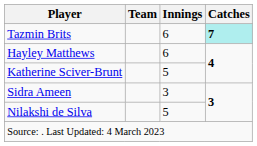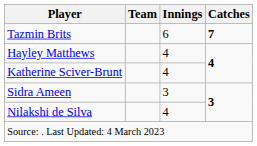(211, 33) paleturquoise background -> (211, 33) no background
(166, 53) 6 -> (166, 53) 4
(166, 72) 5 -> (166, 72) 4
(166, 111) 5 -> (166, 111) 4
